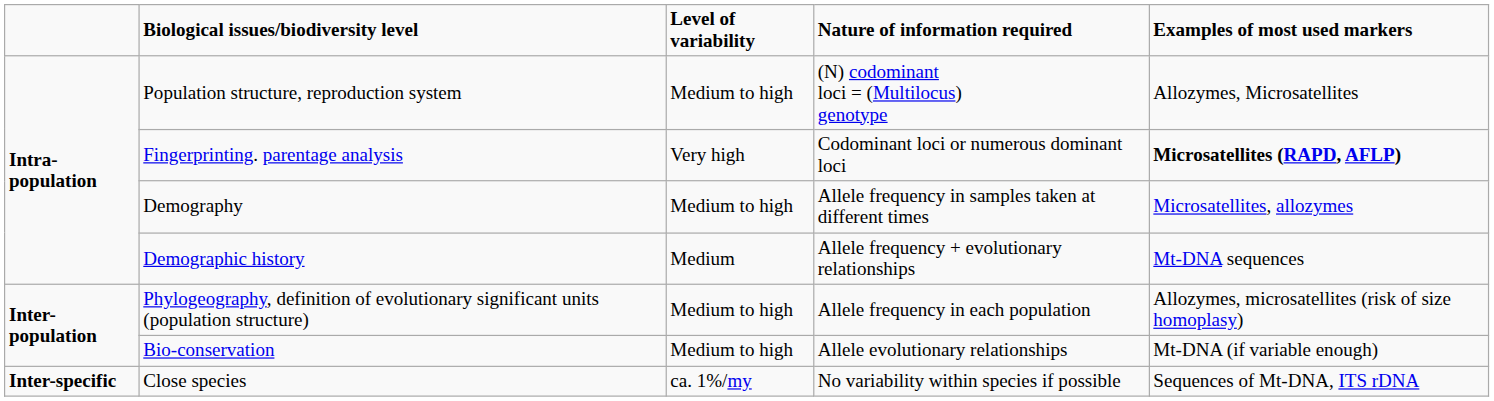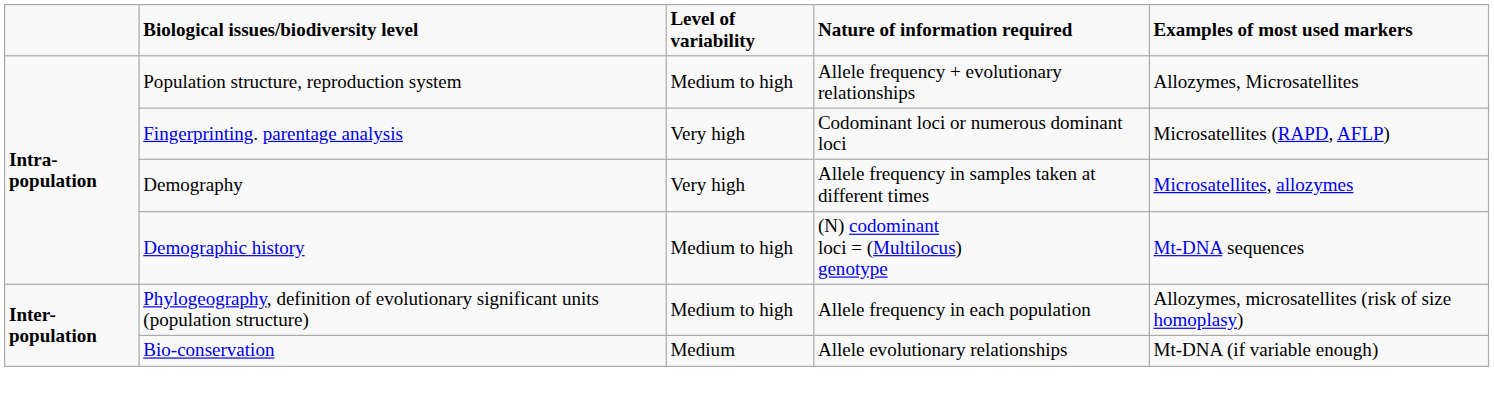(890, 92) (N) codominant loci = (Multilocus) genotype -> (940, 81) Allele frequency + evolutionary relationships
(1277, 154) bold -> (1272, 133) normal
(732, 206) Medium to high -> (708, 185) Very high
(703, 258) Medium -> (732, 247) Medium to high
(940, 258) Allele frequency + evolutionary relationships -> (890, 247) (N) codominant loci = (Multilocus) genotype
(732, 350) Medium to high -> (703, 350) Medium
- row: (195, 380)
